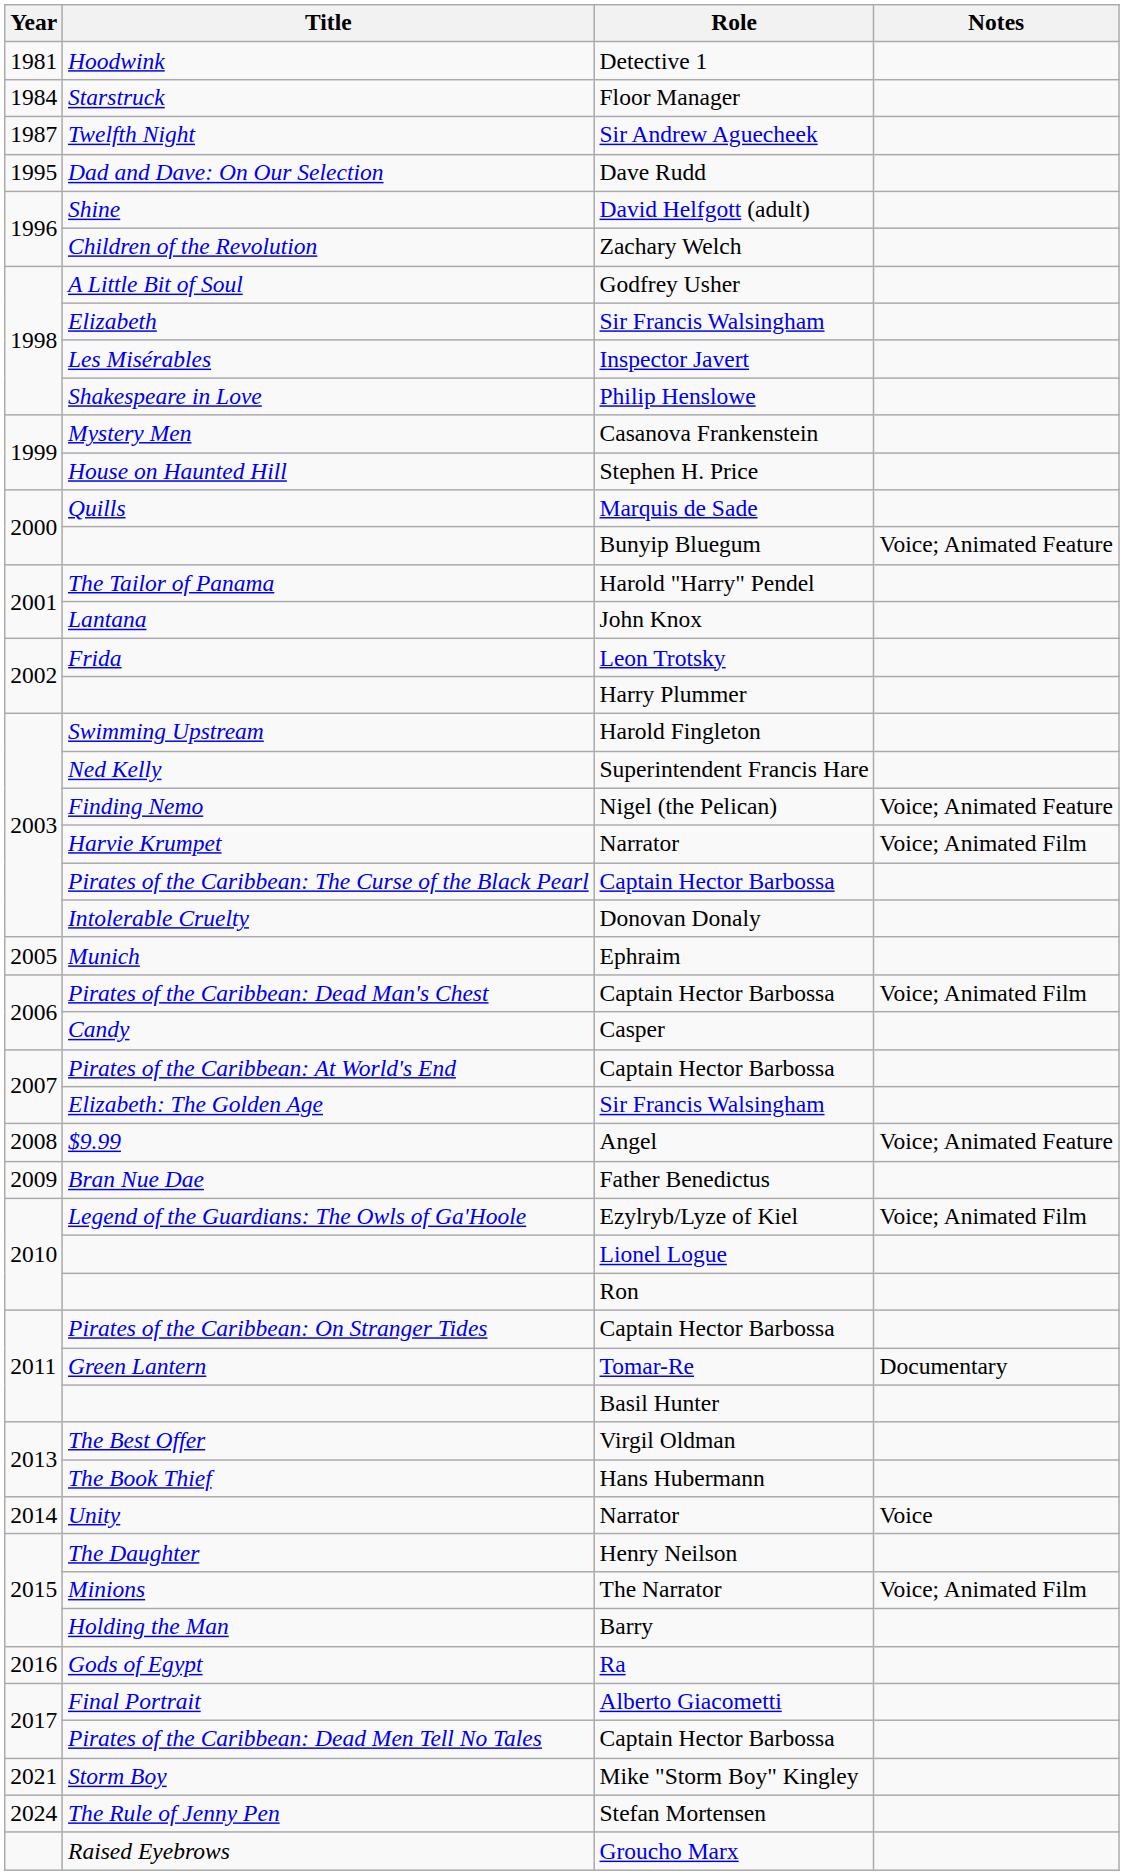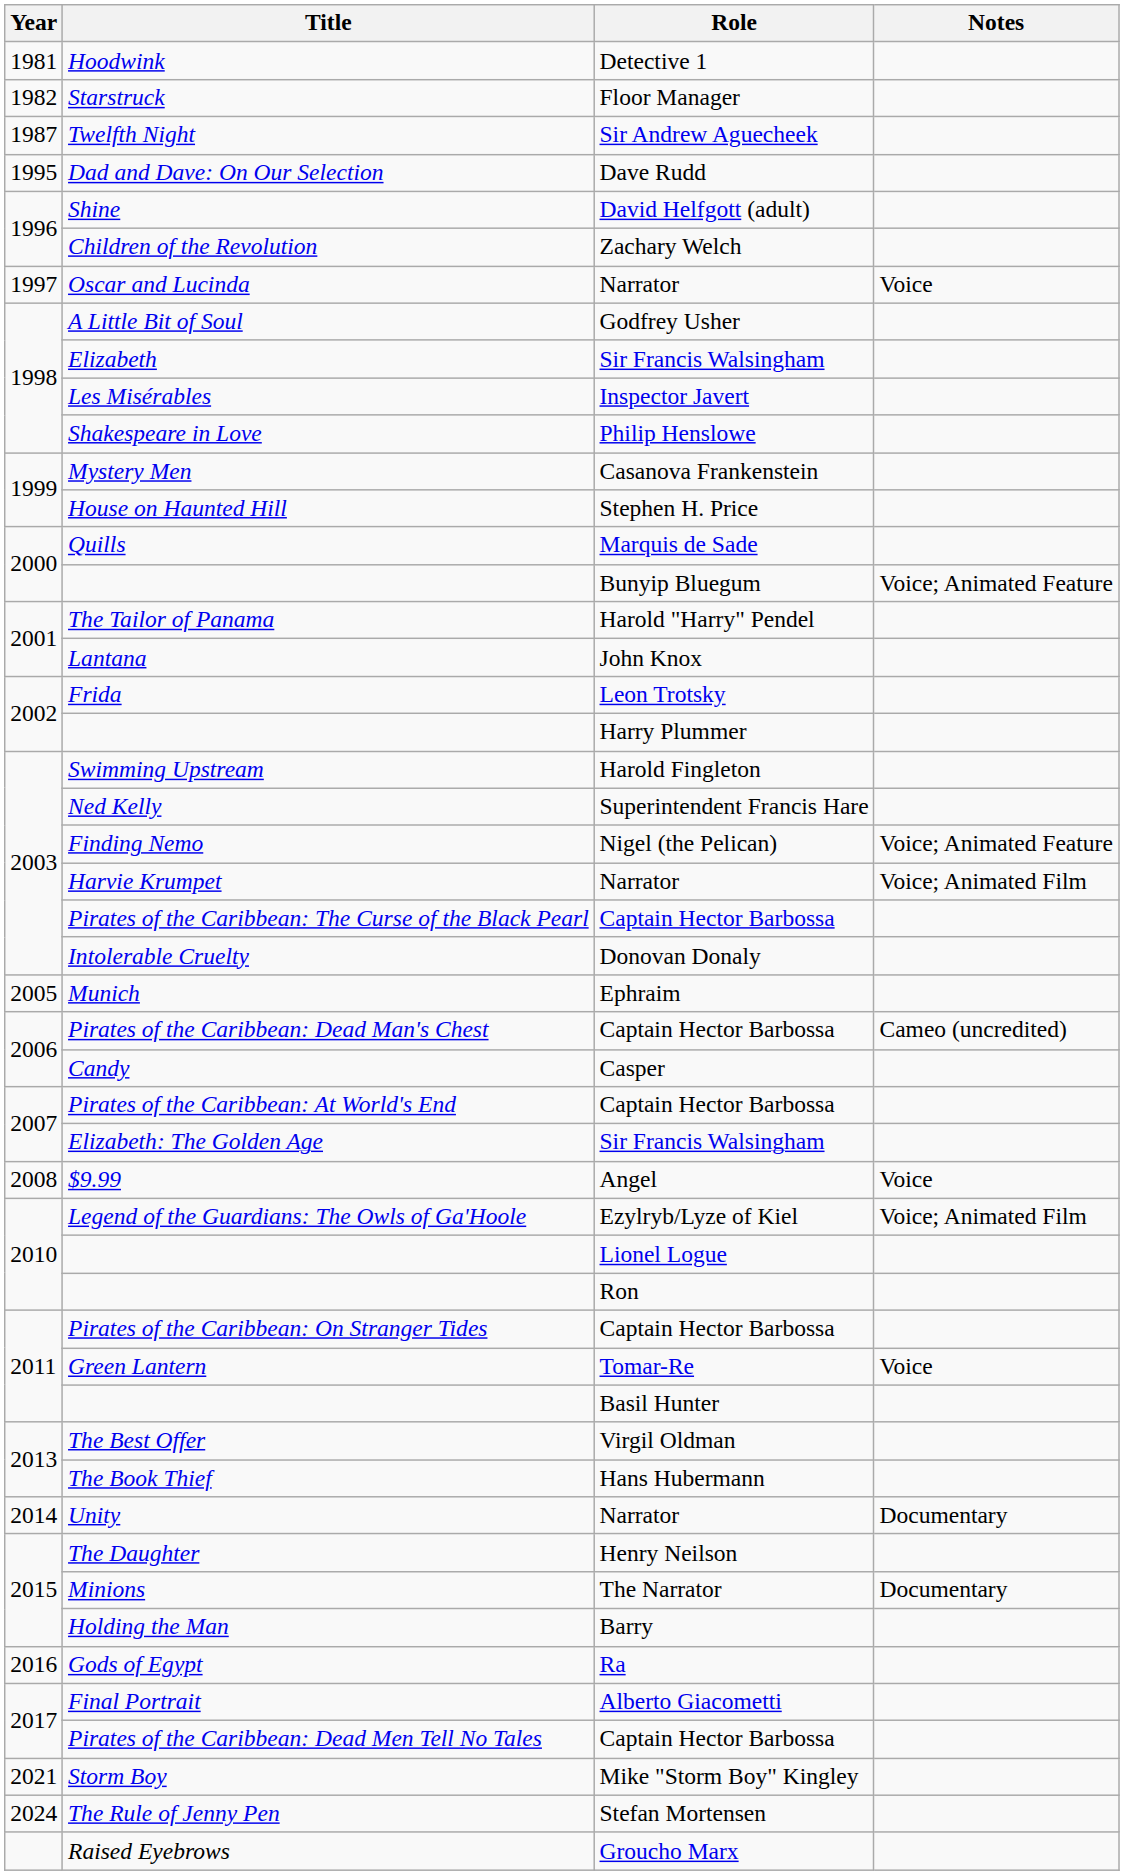(34, 97) 1984 -> (34, 97) 1982
+ row: (159, 284)
(983, 992) Voice; Animated Film -> (973, 1030) Cameo (uncredited)
(996, 1142) Voice; Animated Feature -> (906, 1179) Voice
- row: (136, 1179)
(943, 1365) Documentary -> (906, 1365) Voice
(906, 1515) Voice -> (943, 1515) Documentary
(983, 1589) Voice; Animated Film -> (943, 1589) Documentary
